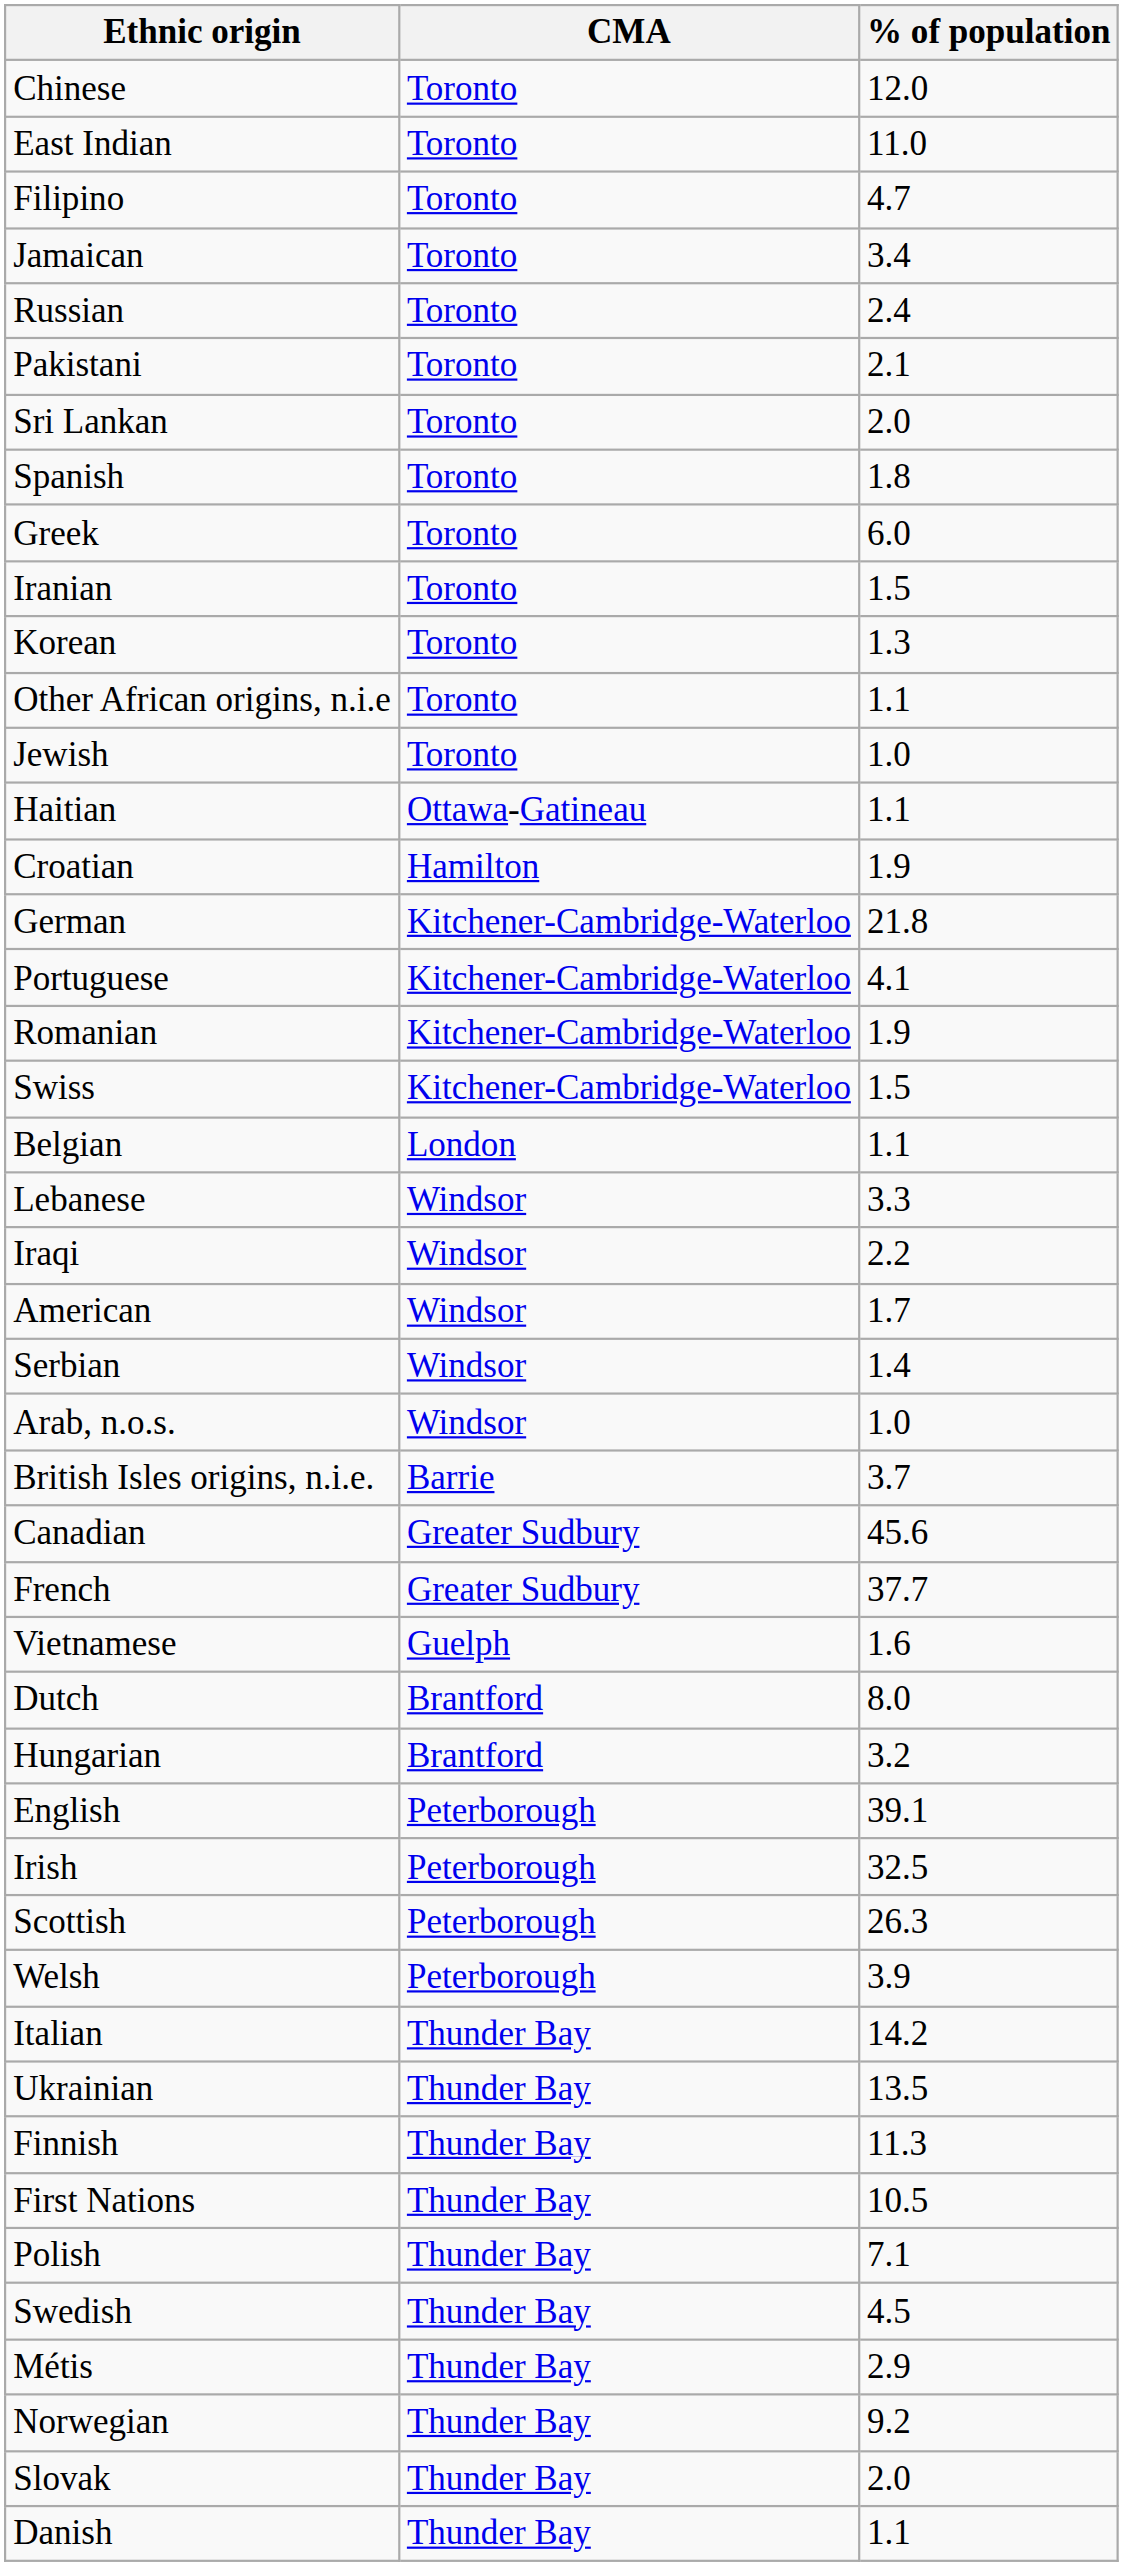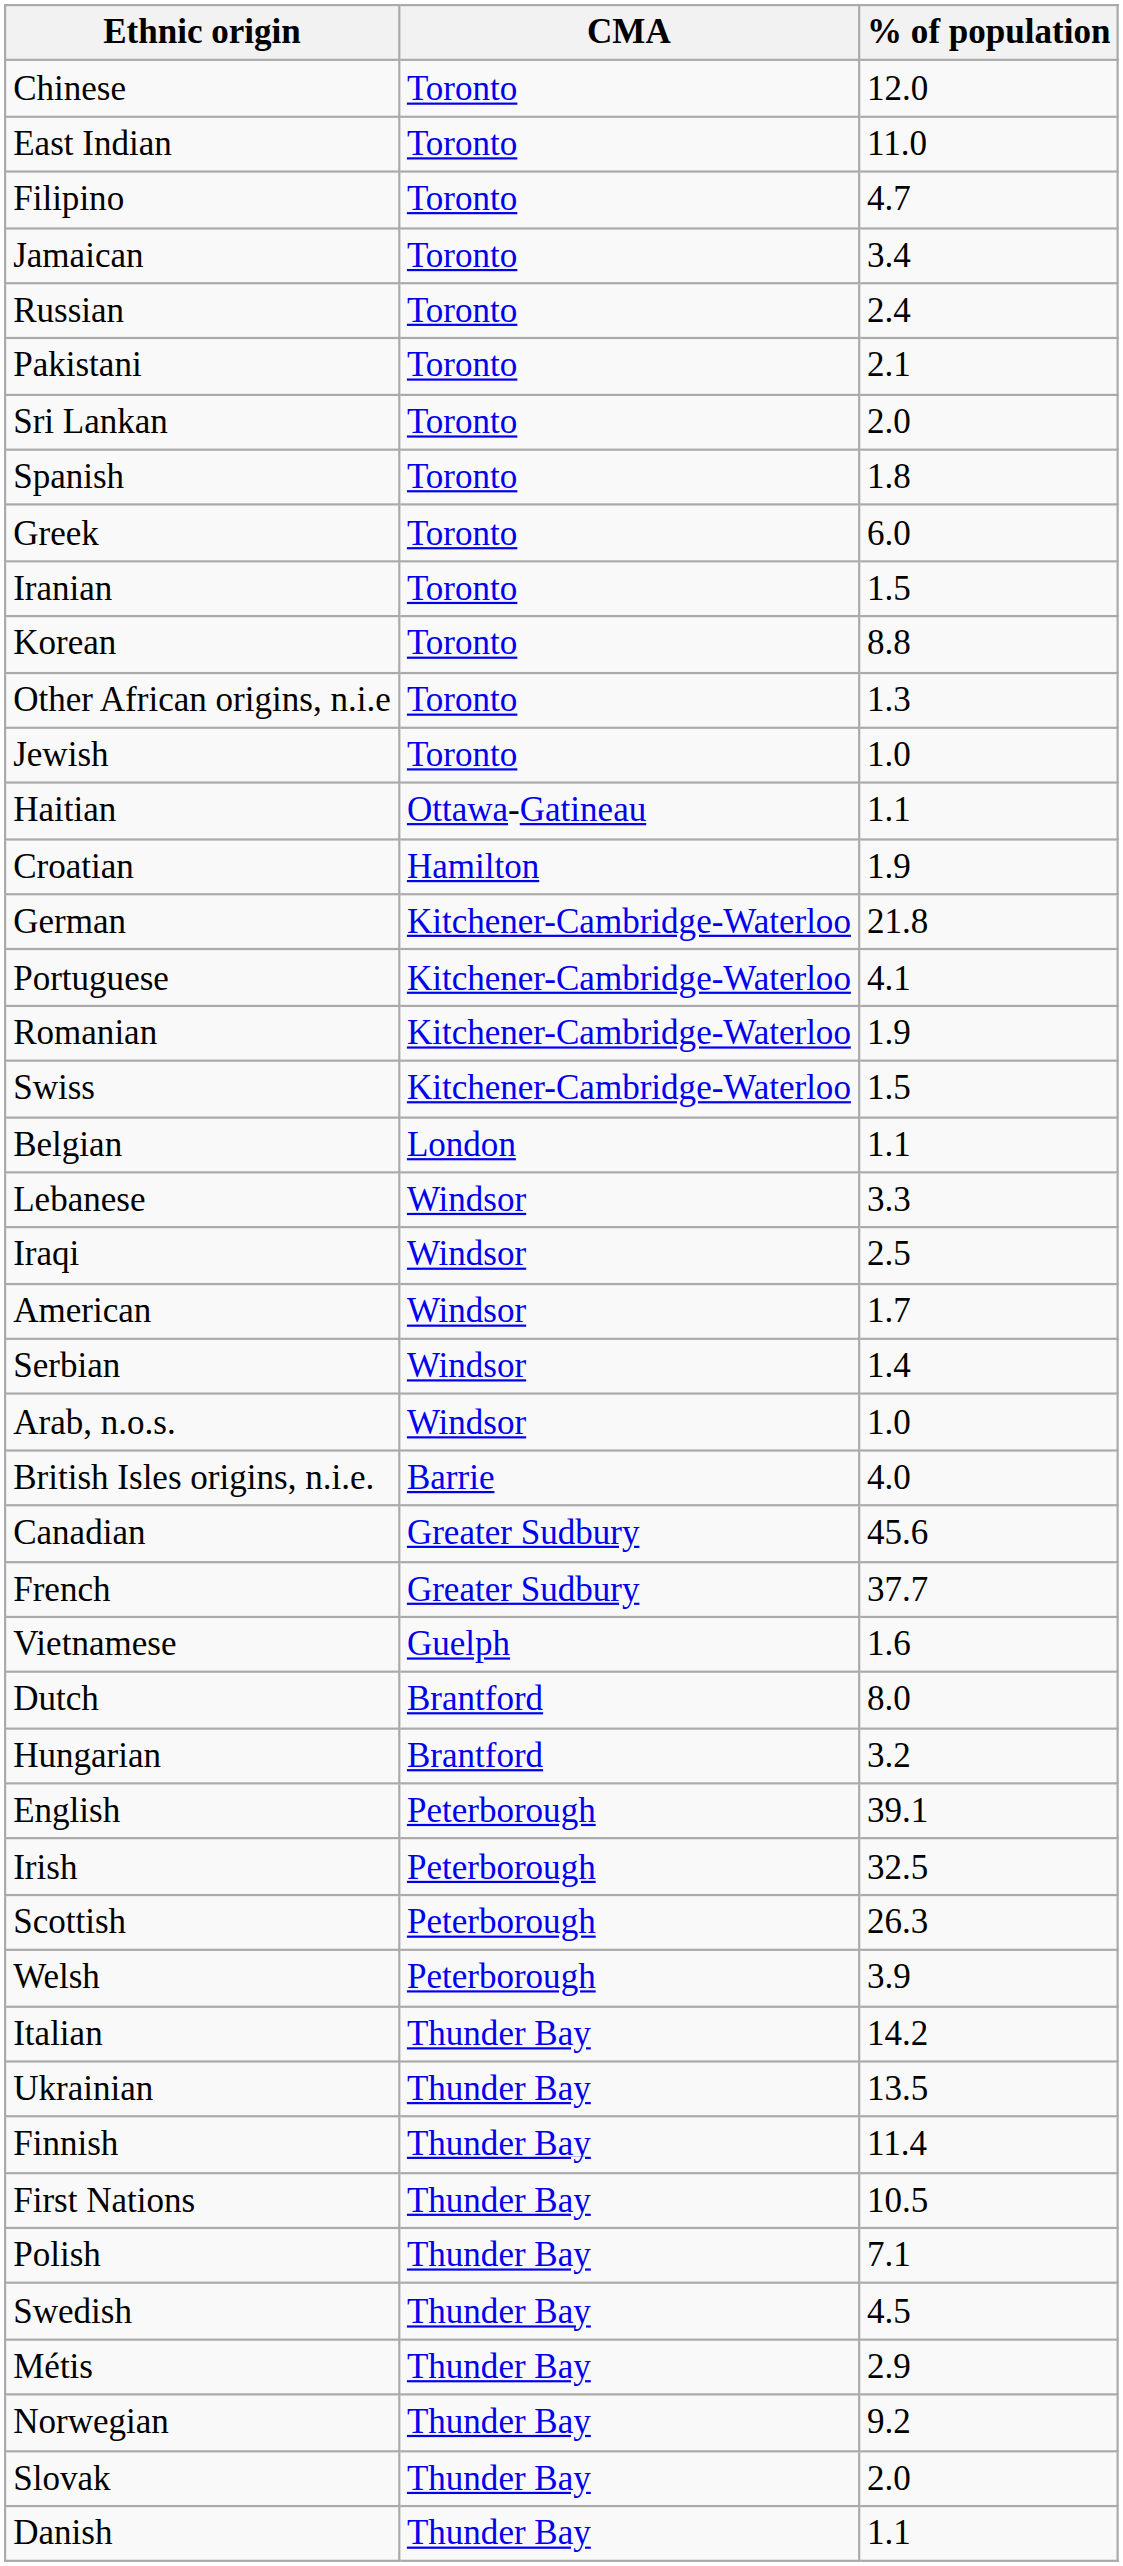(889, 643) 1.3 -> (889, 643) 8.8
(889, 699) 1.1 -> (889, 699) 1.3
(889, 1254) 2.2 -> (889, 1254) 2.5
(889, 1477) 3.7 -> (889, 1477) 4.0
(897, 2143) 11.3 -> (897, 2143) 11.4
